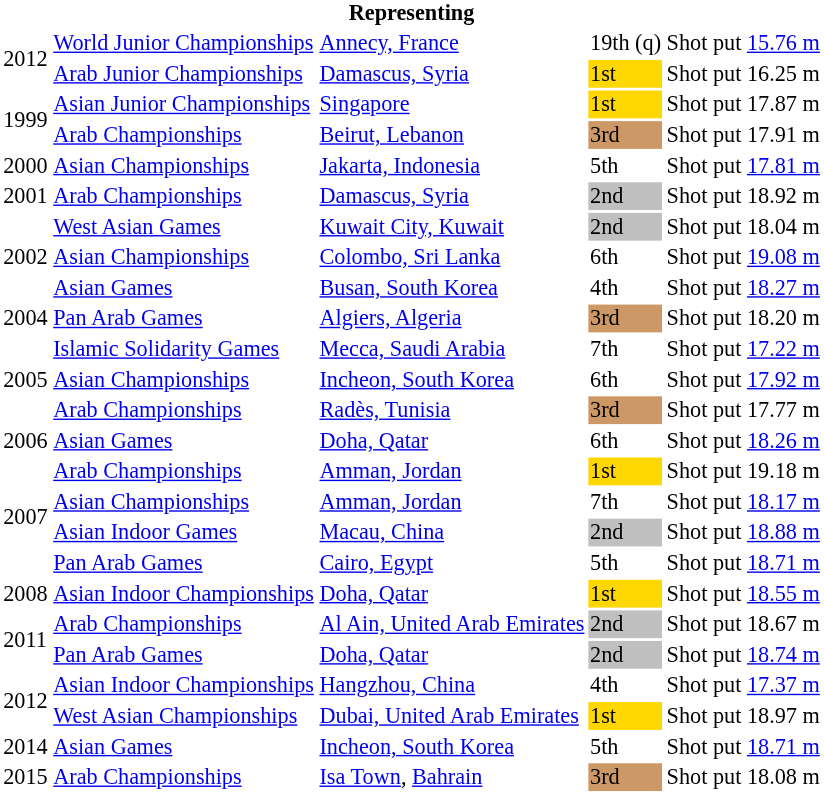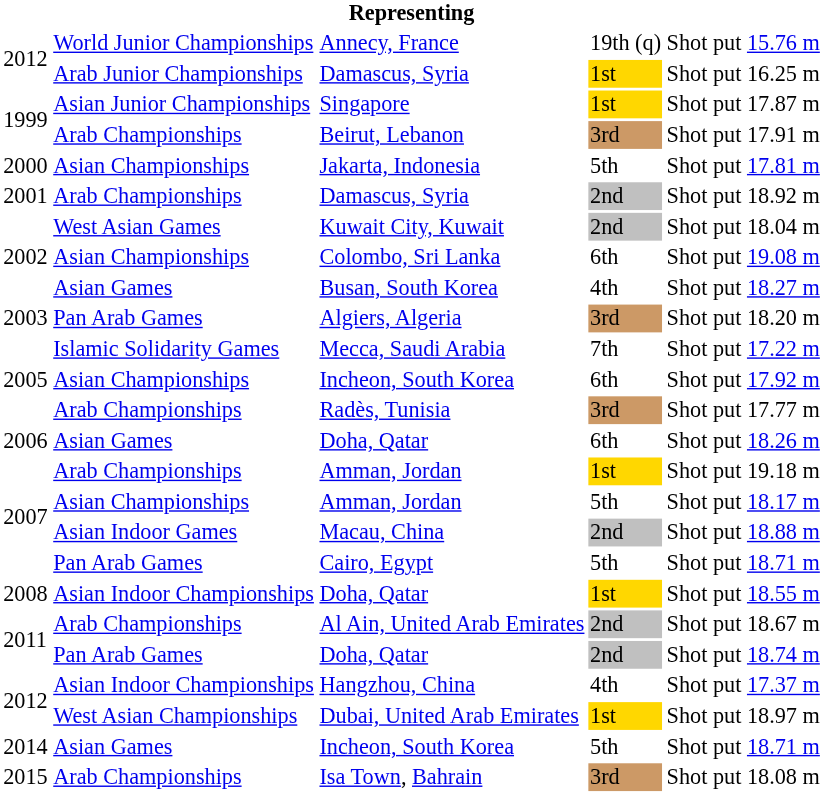(25, 318) 2004 -> (25, 318) 2003
(604, 501) 7th -> (604, 501) 5th
